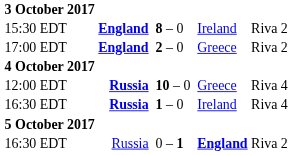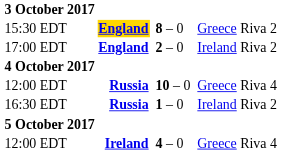(123, 28) no background -> (123, 28) gold background
(217, 28) Ireland -> (217, 28) Greece
(217, 47) Greece -> (217, 47) Ireland
(269, 105) Riva 4 -> (259, 105) Riva 2
+ row: (36, 143)
- row: (36, 143)
